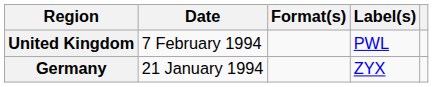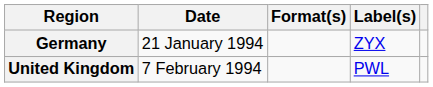rows swapped: (71, 69) <-> (71, 43)
